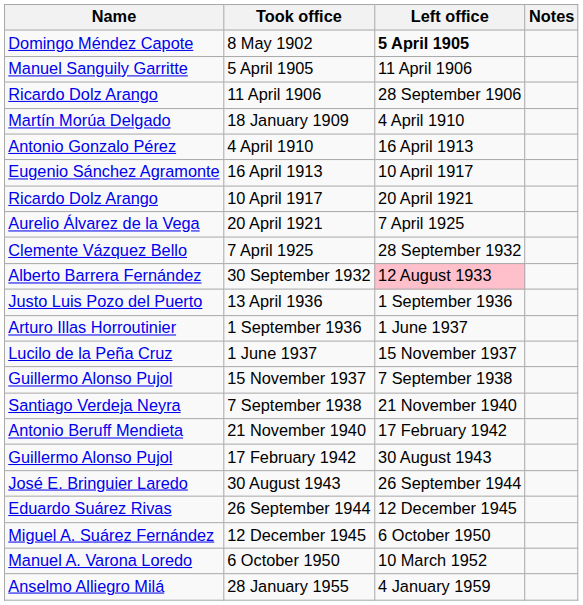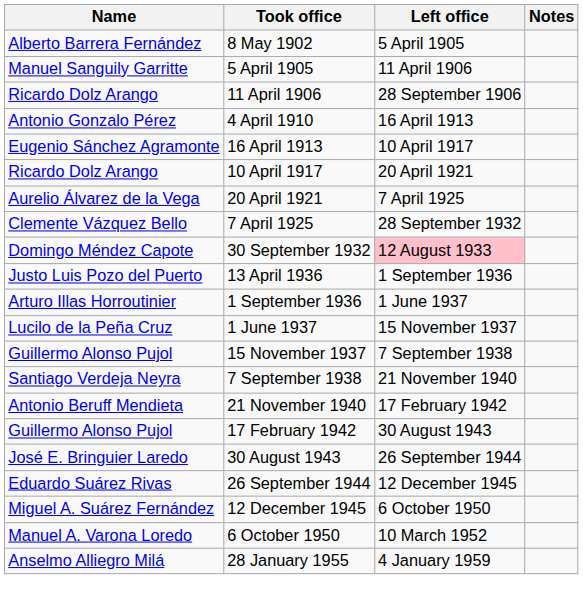(101, 43) Domingo Méndez Capote -> (105, 43) Alberto Barrera Fernández
(424, 43) bold -> (421, 43) normal
- row: (288, 120)
(105, 276) Alberto Barrera Fernández -> (101, 250) Domingo Méndez Capote
